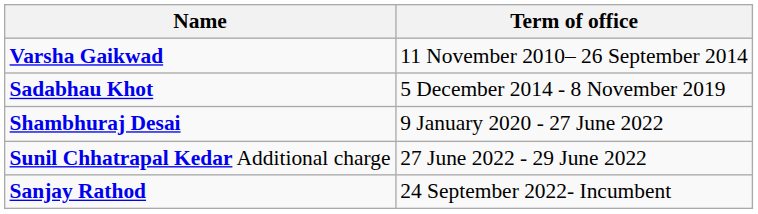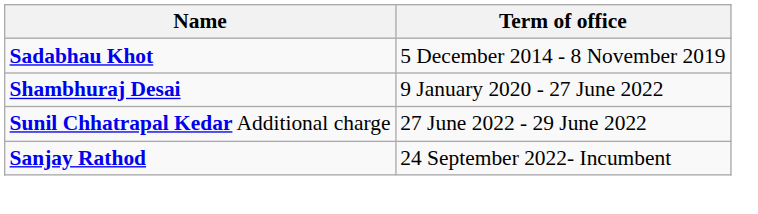- row: (86, 55)
